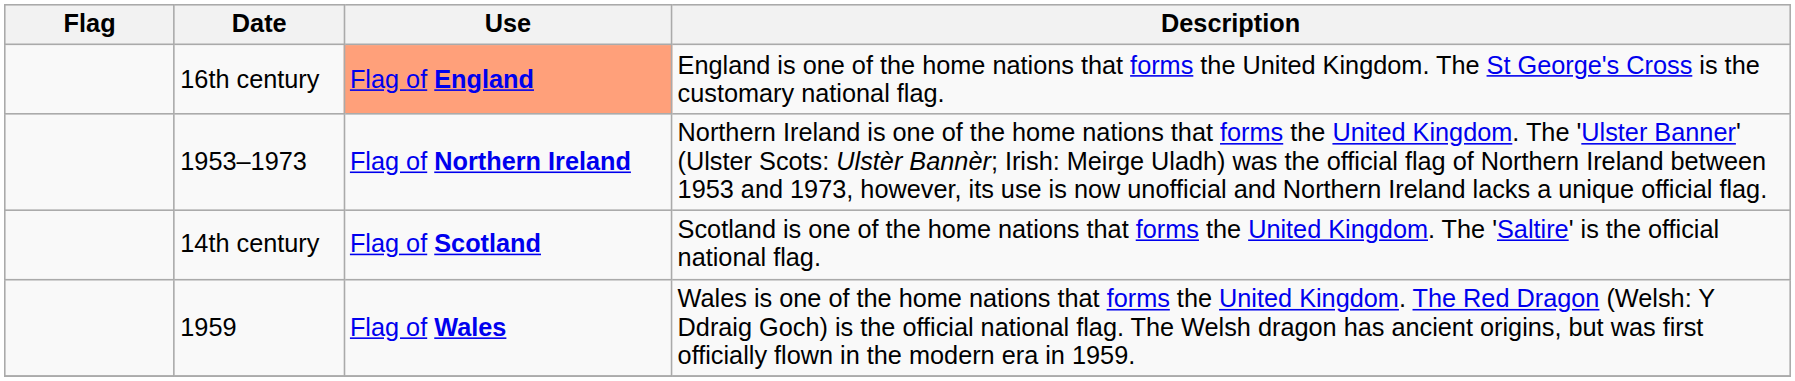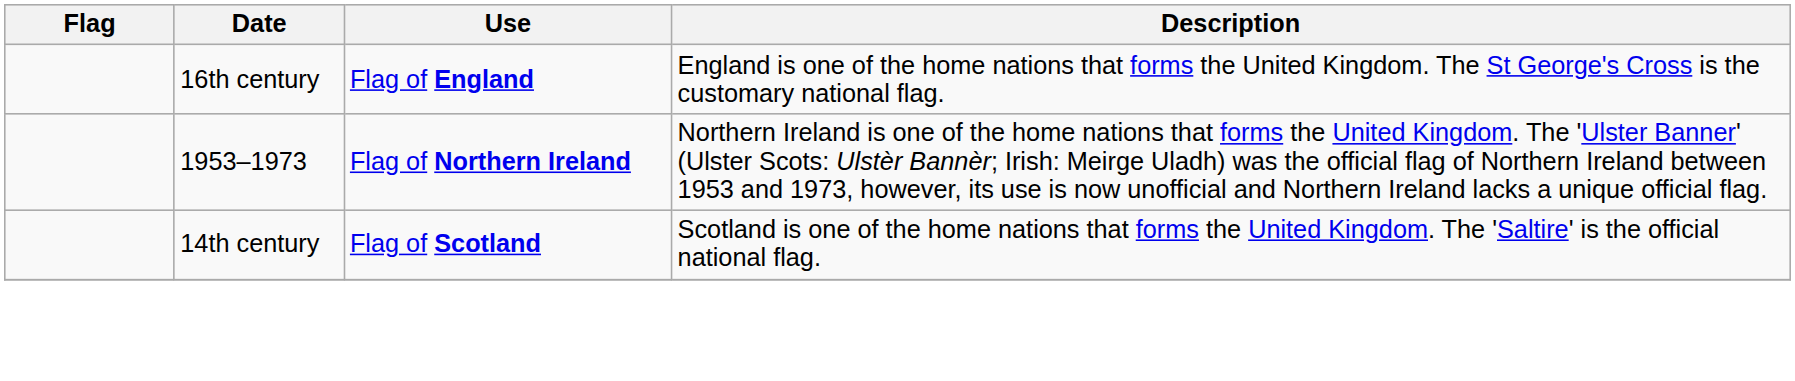(442, 78) lightsalmon background -> (442, 78) no background
- row: (208, 327)
